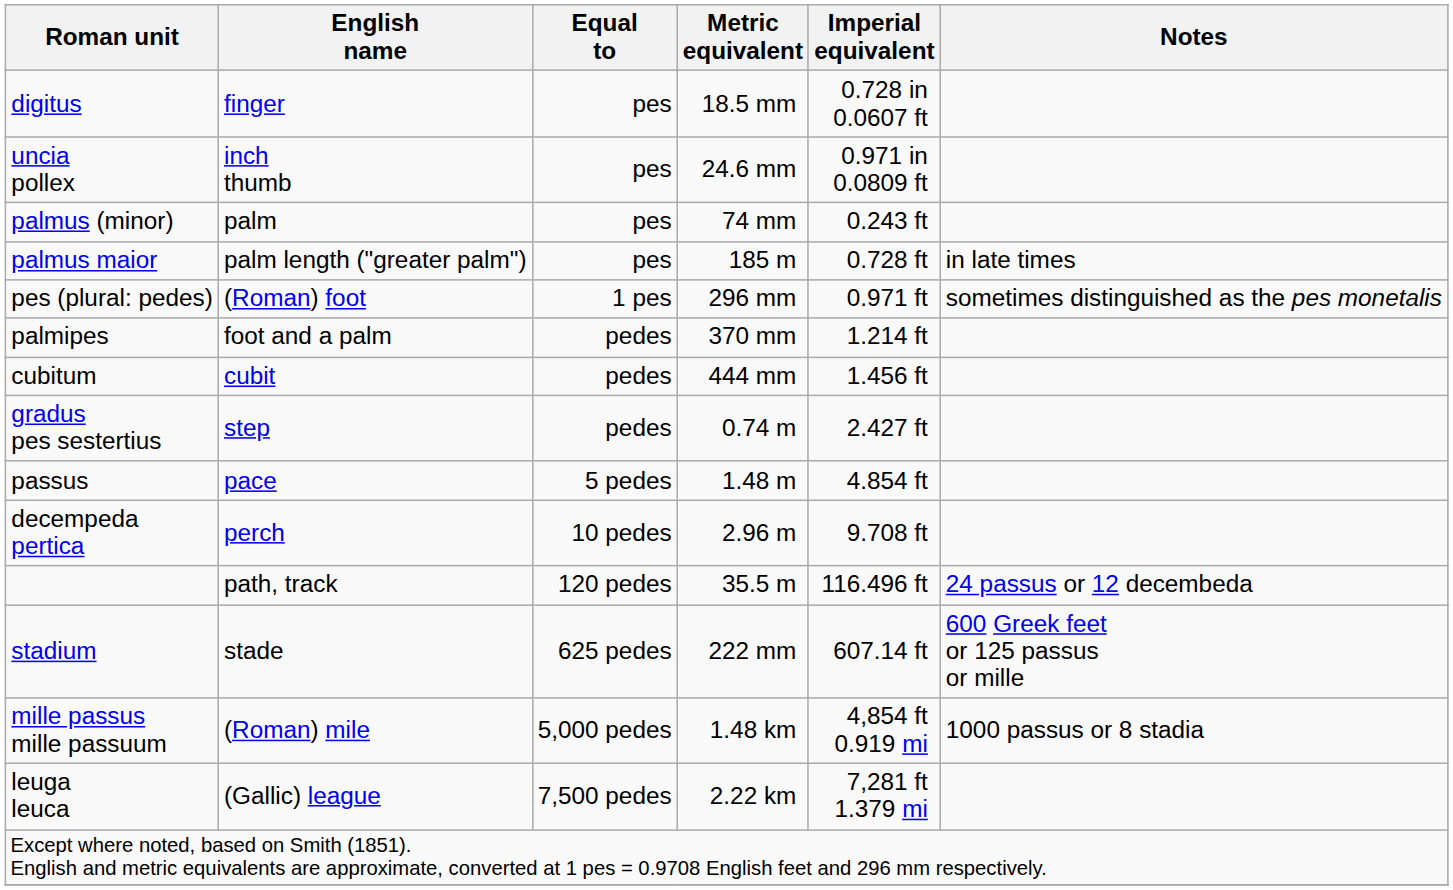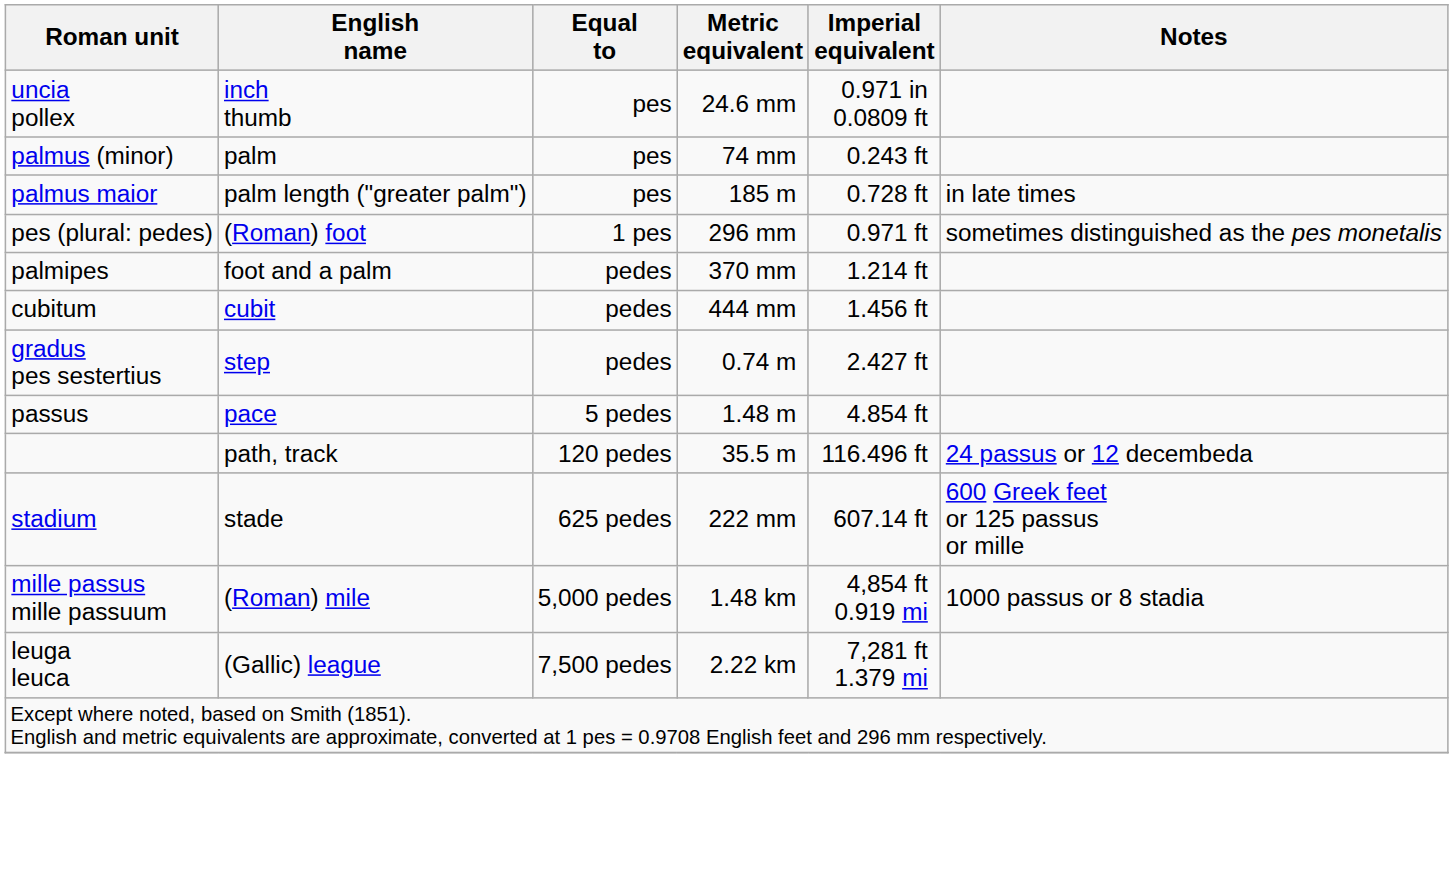- row: (47, 103)
- row: (75, 532)
